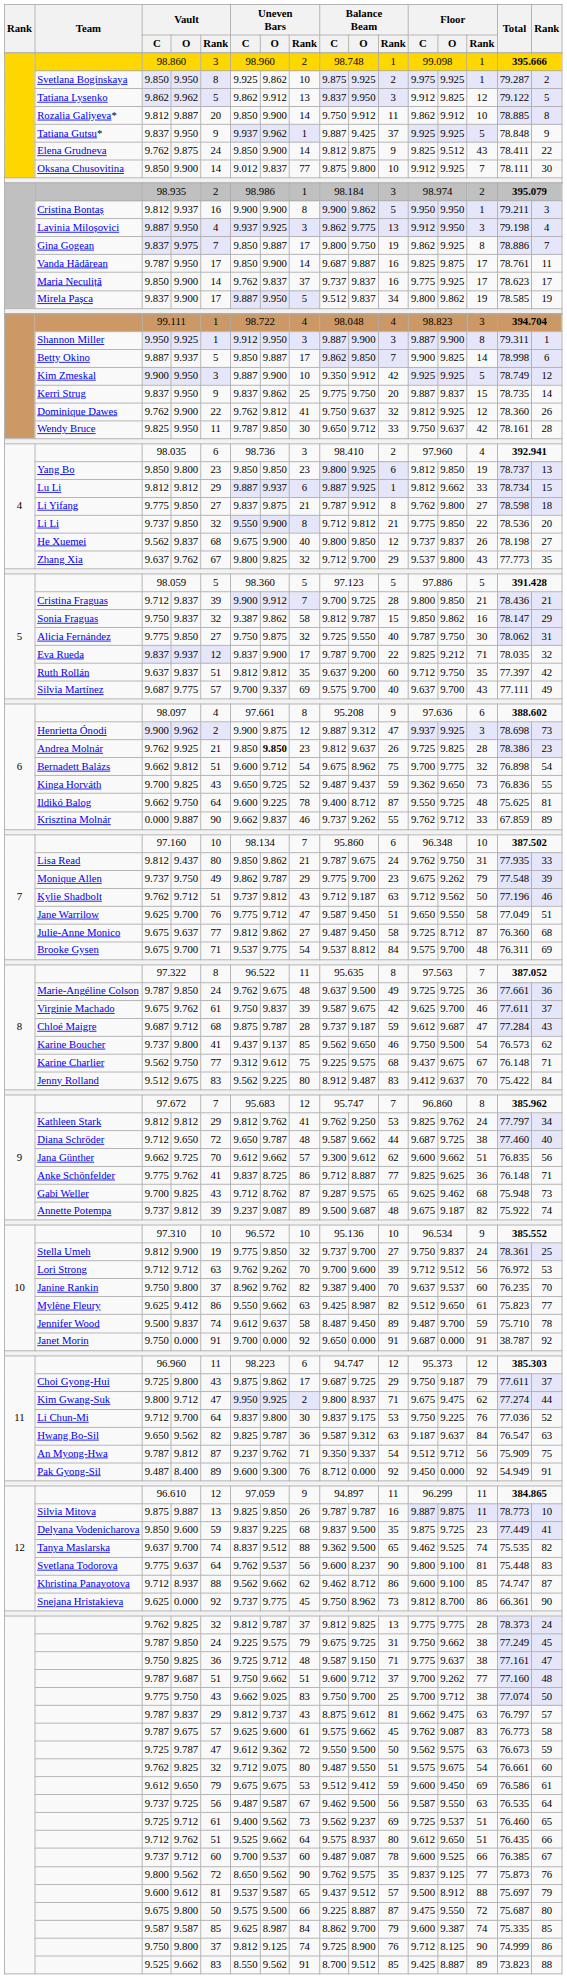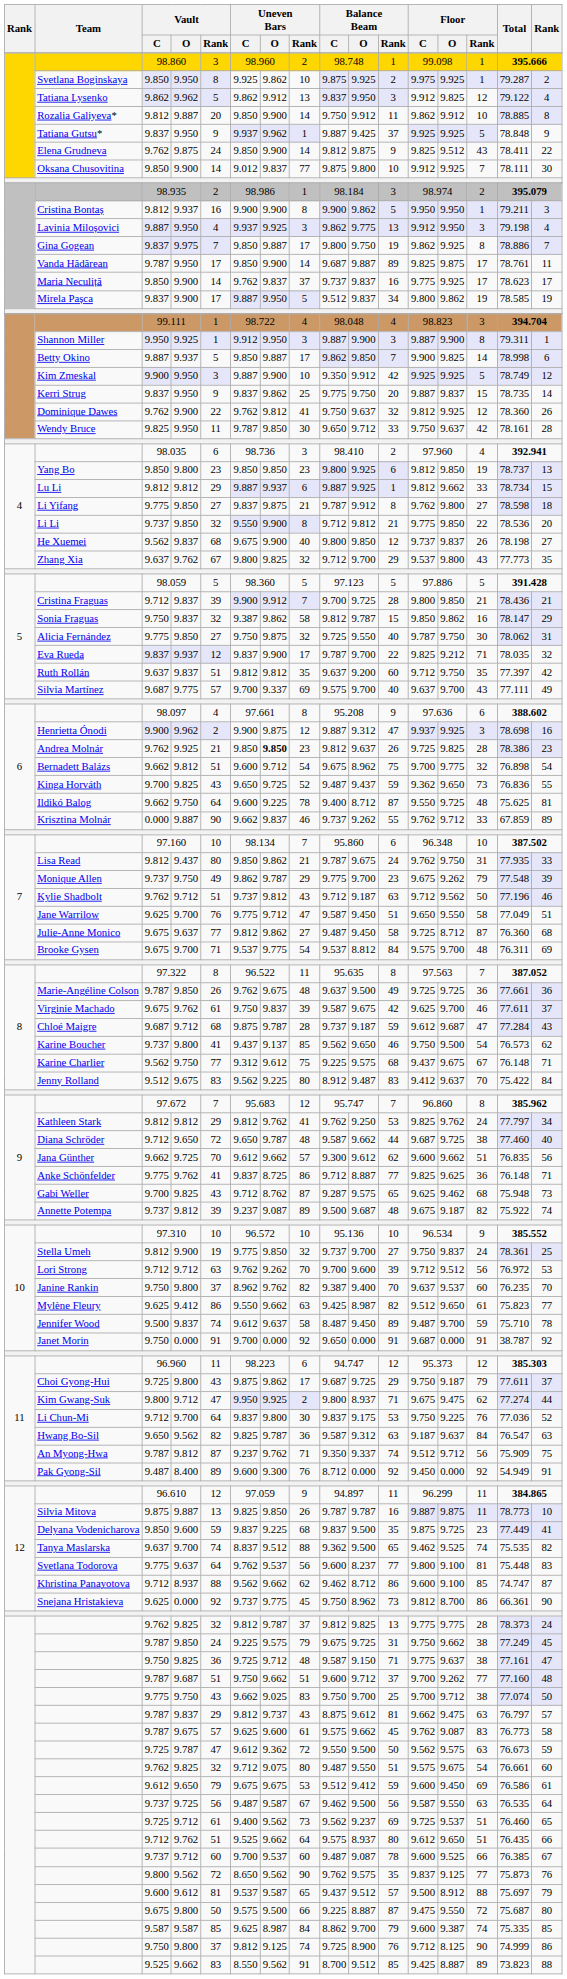(547, 97) 5 -> (547, 97) 4
(393, 263) 16 -> (393, 263) 89
(547, 730) 73 -> (547, 730) 16
(216, 991) 24 -> (216, 991) 26
(393, 1453) 54 -> (393, 1453) 74
(393, 1565) 90 -> (393, 1565) 77
